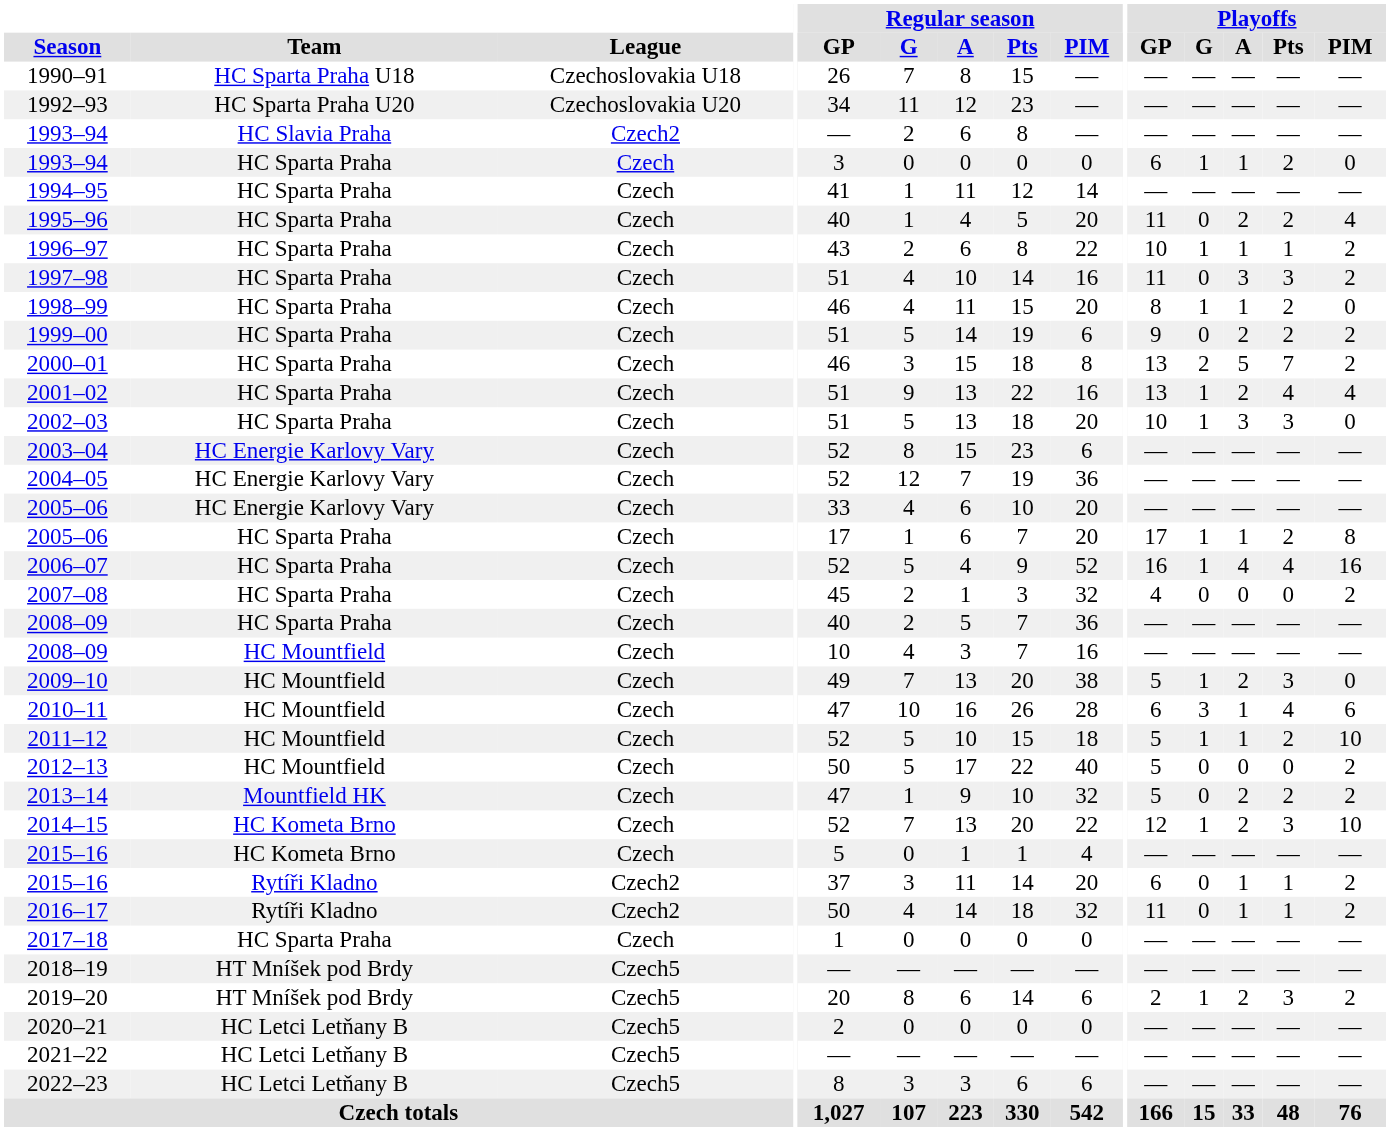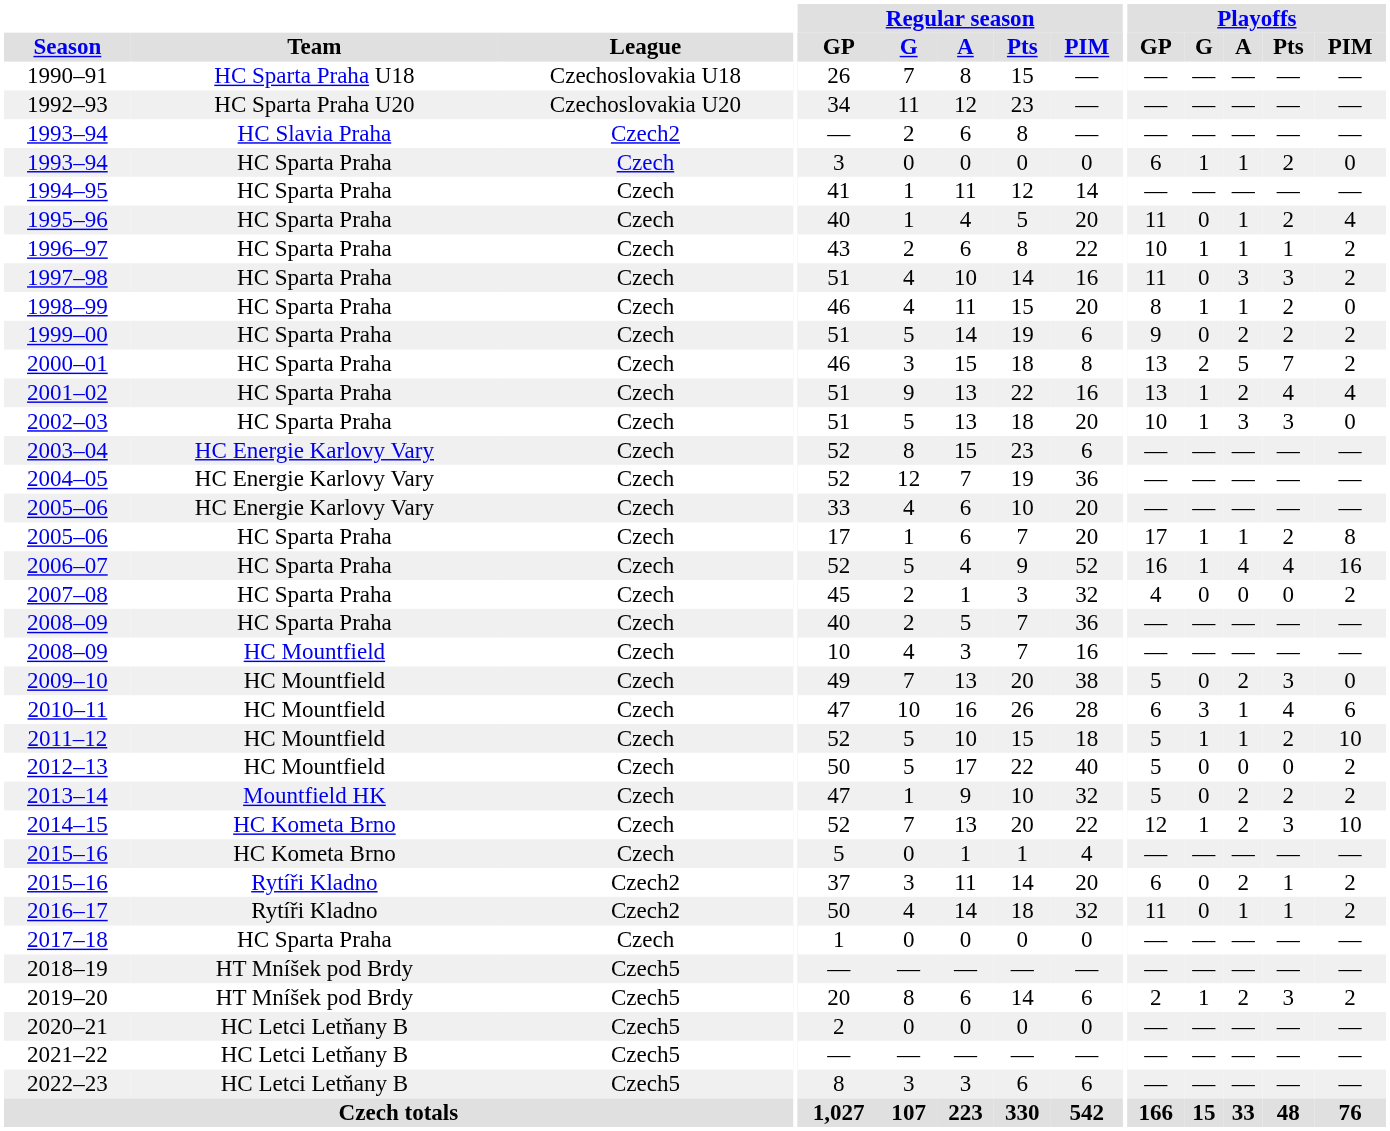(1243, 219) 2 -> (1243, 219) 1
(1204, 680) 1 -> (1204, 680) 0
(1243, 882) 1 -> (1243, 882) 2
